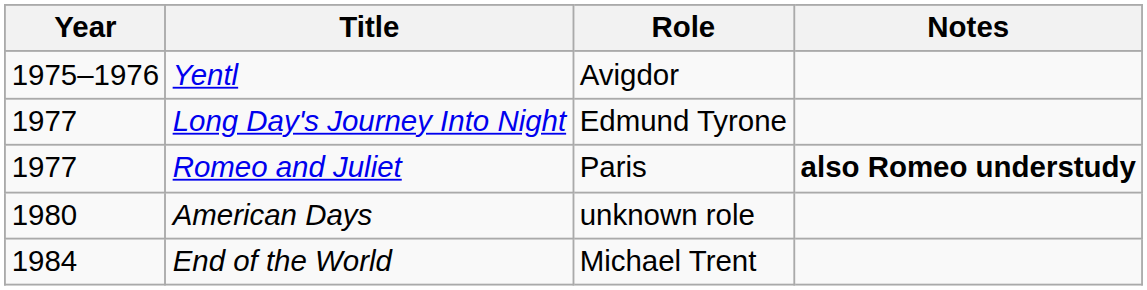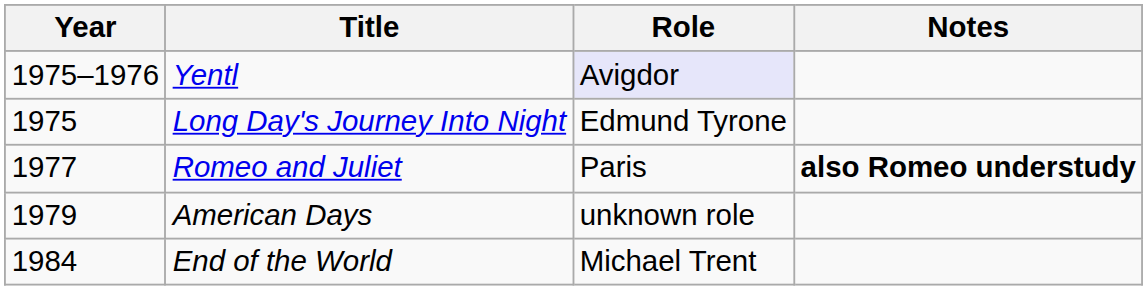(629, 74) no background -> (629, 74) lavender background
(44, 121) 1977 -> (44, 121) 1975
(44, 214) 1980 -> (44, 214) 1979
